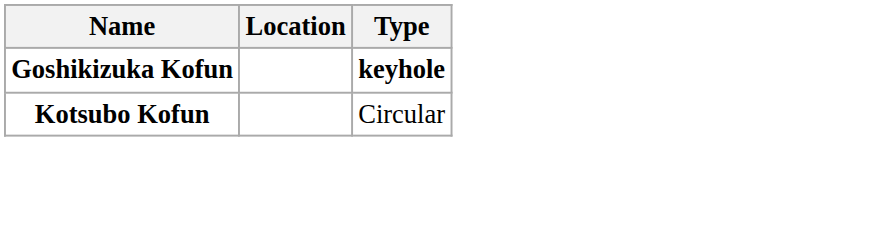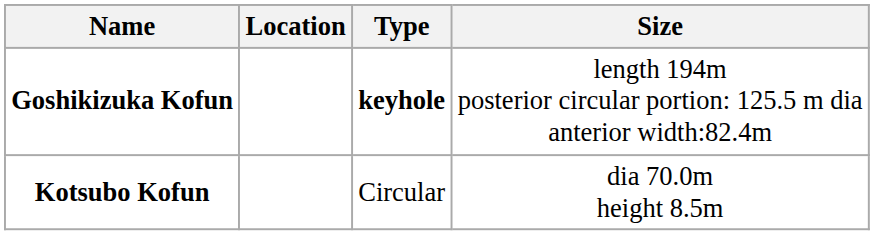+ column: (660, 25)
